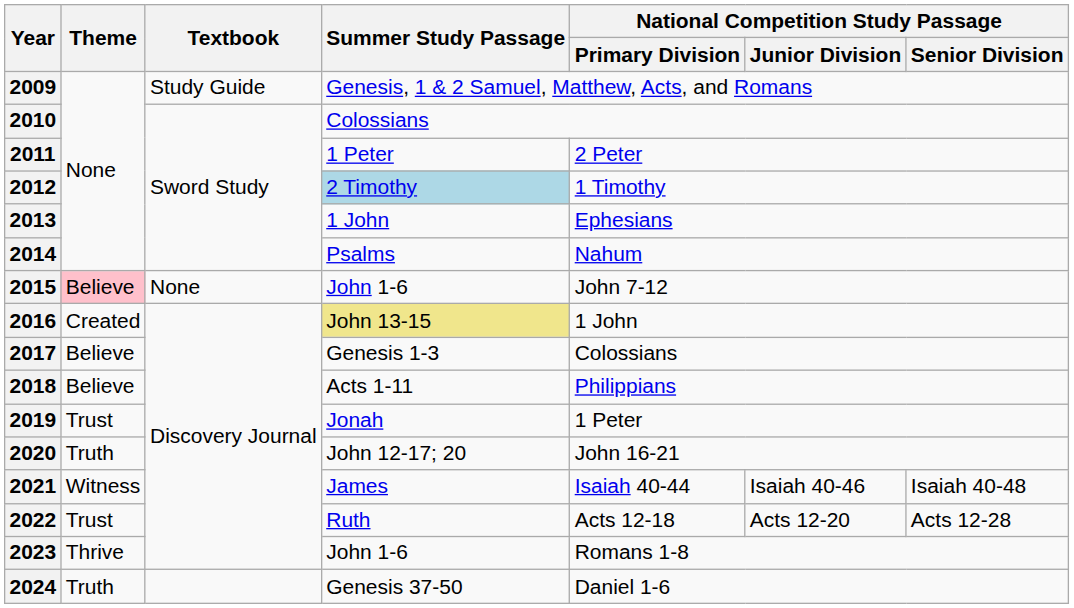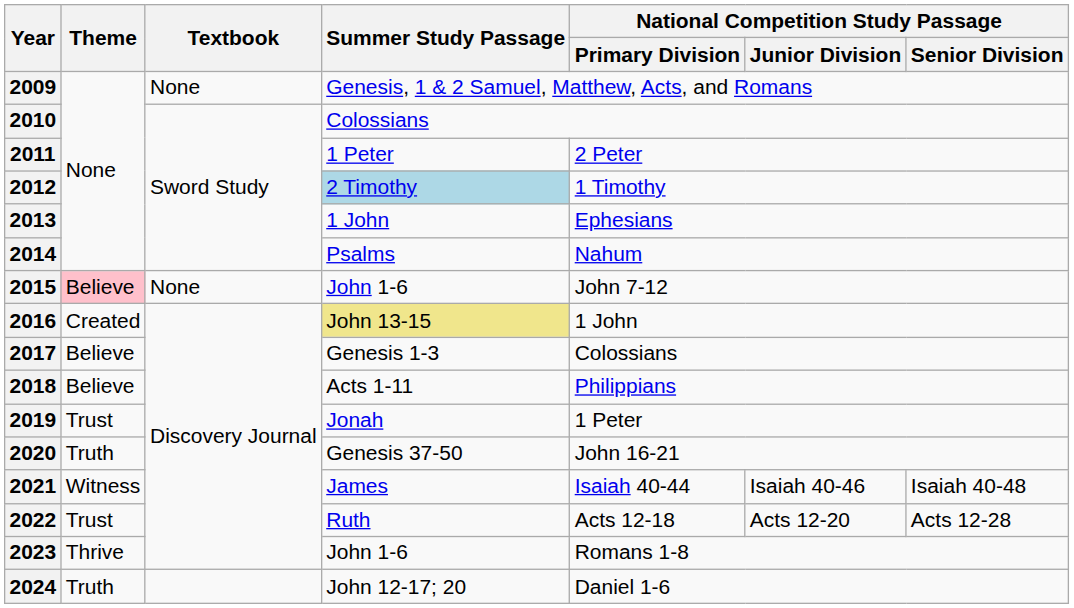(208, 87) Study Guide -> (175, 87) None
(396, 453) John 12-17; 20 -> (394, 453) Genesis 37-50
(394, 586) Genesis 37-50 -> (396, 586) John 12-17; 20
